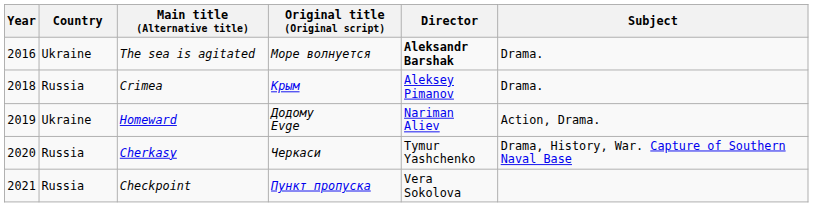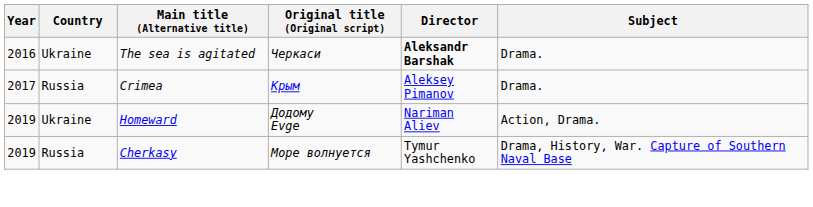(321, 54) Море волнуется -> (296, 54) Черкаси
(22, 87) 2018 -> (22, 87) 2017
(22, 153) 2020 -> (22, 153) 2019
(296, 153) Черкаси -> (321, 153) Море волнуется
- row: (155, 186)
